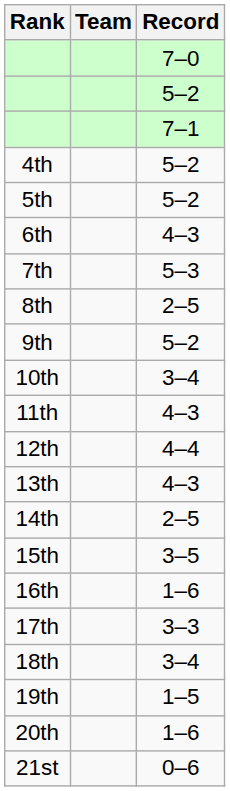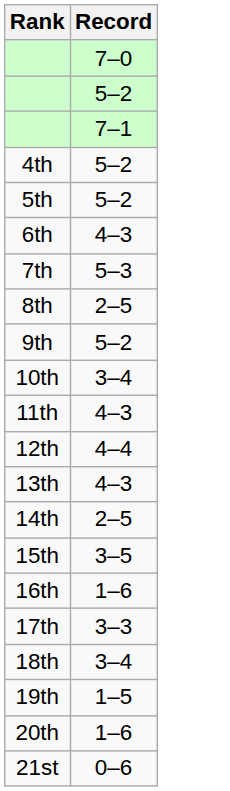- column: (103, 22)
